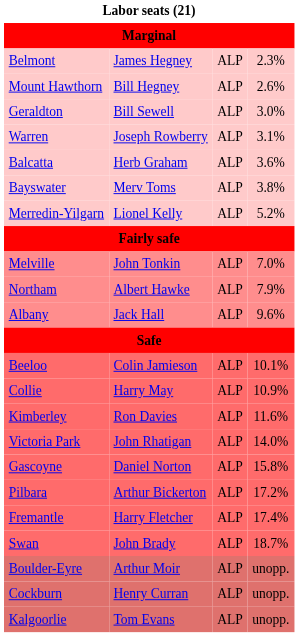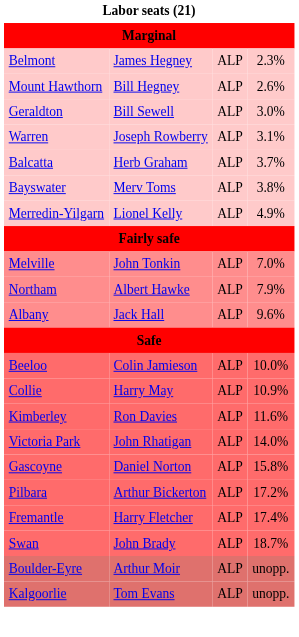(271, 162) 3.6% -> (271, 162) 3.7%
(271, 213) 5.2% -> (271, 213) 4.9%
(271, 365) 10.1% -> (271, 365) 10.0%
- row: (35, 593)
